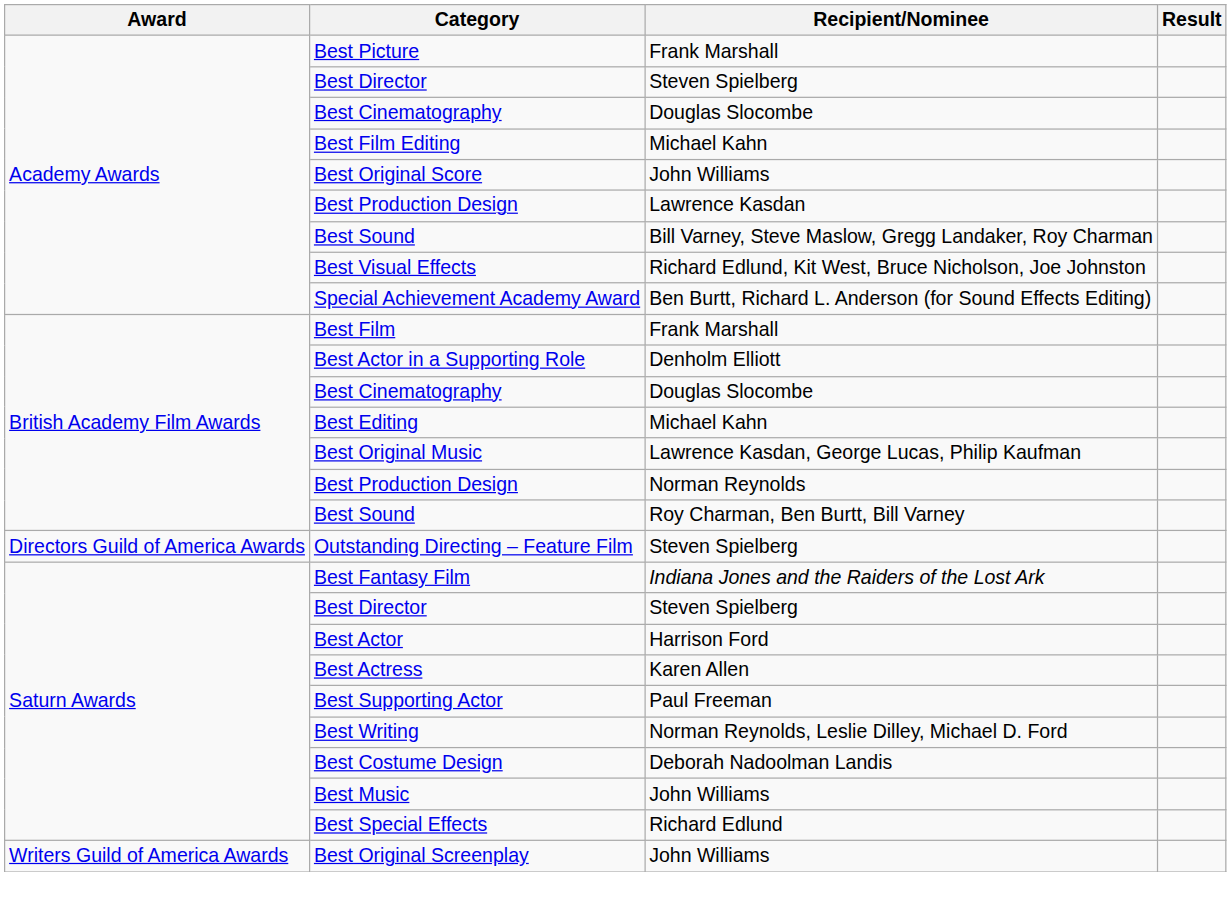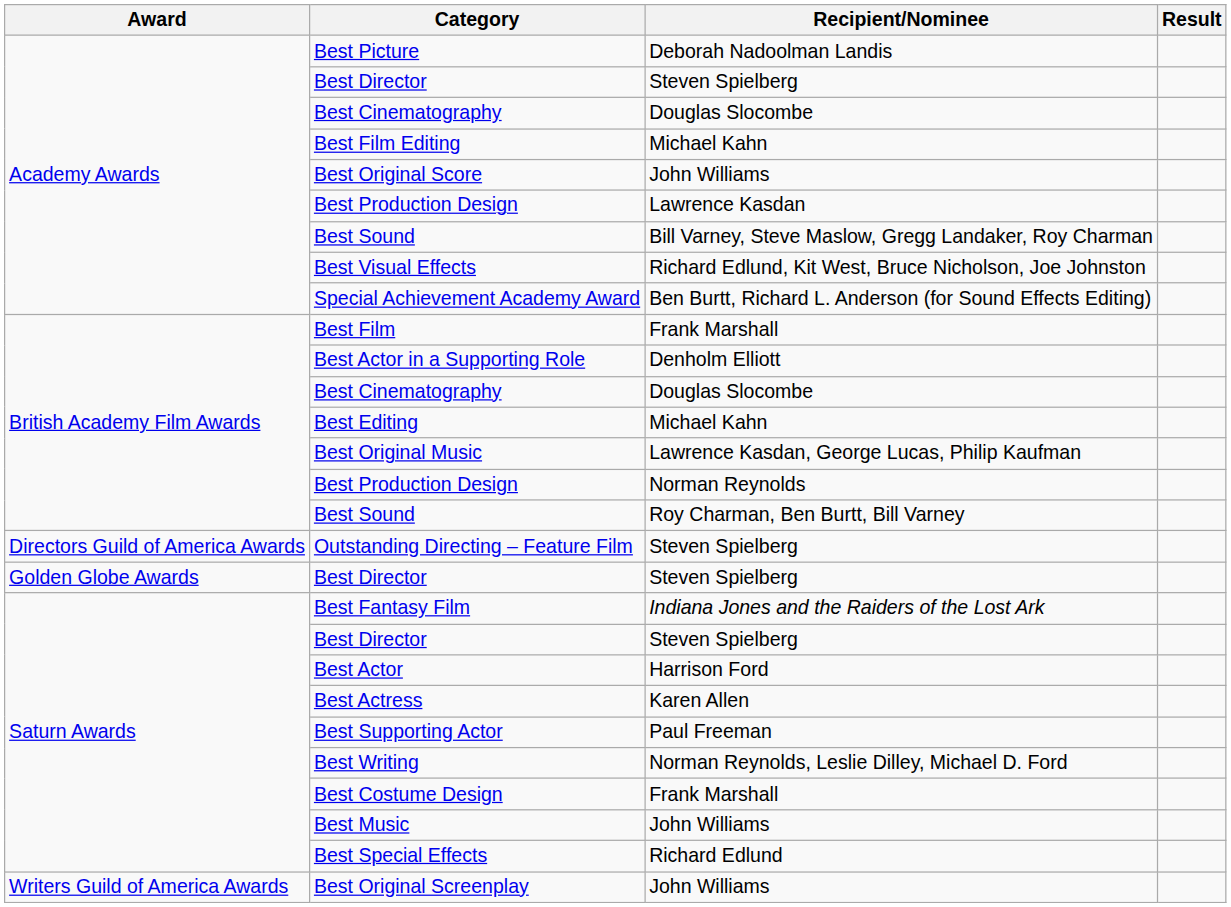(714, 50) Frank Marshall -> (771, 50) Deborah Nadoolman Landis
+ row: (104, 577)
(771, 762) Deborah Nadoolman Landis -> (714, 793) Frank Marshall
